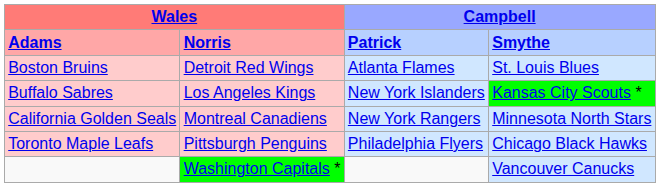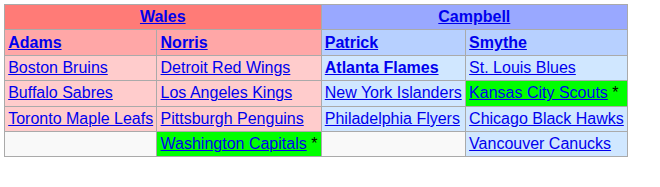(401, 67) normal -> (382, 67) bold
- row: (92, 118)
